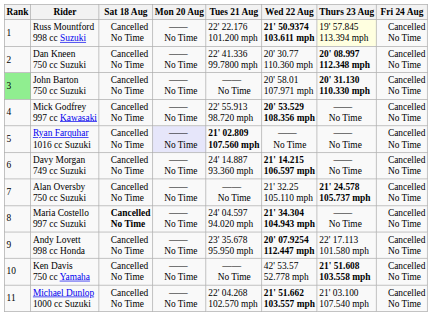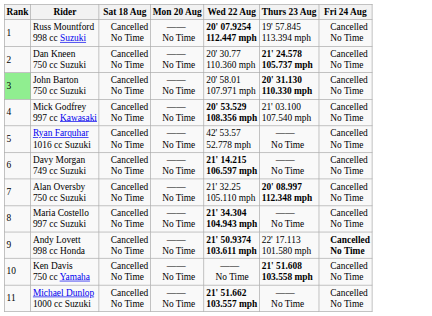- column: (234, 11)
(289, 32) 21' 50.9374 103.611 mph -> (231, 32) 20' 07.9254 112.447 mph
(344, 32) lightyellow background -> (286, 32) no background
(345, 59) 20' 08.997 112.348 mph -> (287, 59) 21' 24.578 105.737 mph
(341, 112) —— No Time -> (286, 112) 21' 03.100 107.540 mph
(176, 138) lavender background -> (174, 138) no background
(285, 138) —— No Time -> (229, 138) 42' 53.57 52.778 mph
(345, 191) 21' 24.578 105.737 mph -> (287, 191) 20' 08.997 112.348 mph
(126, 218) bold -> (125, 218) normal
(289, 245) 20' 07.9254 112.447 mph -> (231, 245) 21' 50.9374 103.611 mph
(402, 245) normal -> (345, 245) bold
(286, 271) 42' 53.57 52.778 mph -> (227, 271) —— No Time
(344, 298) 21' 03.100 107.540 mph -> (283, 298) —— No Time
